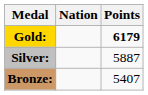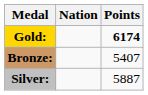(126, 36) 6179 -> (126, 36) 6174
rows swapped: (30, 57) <-> (30, 79)
